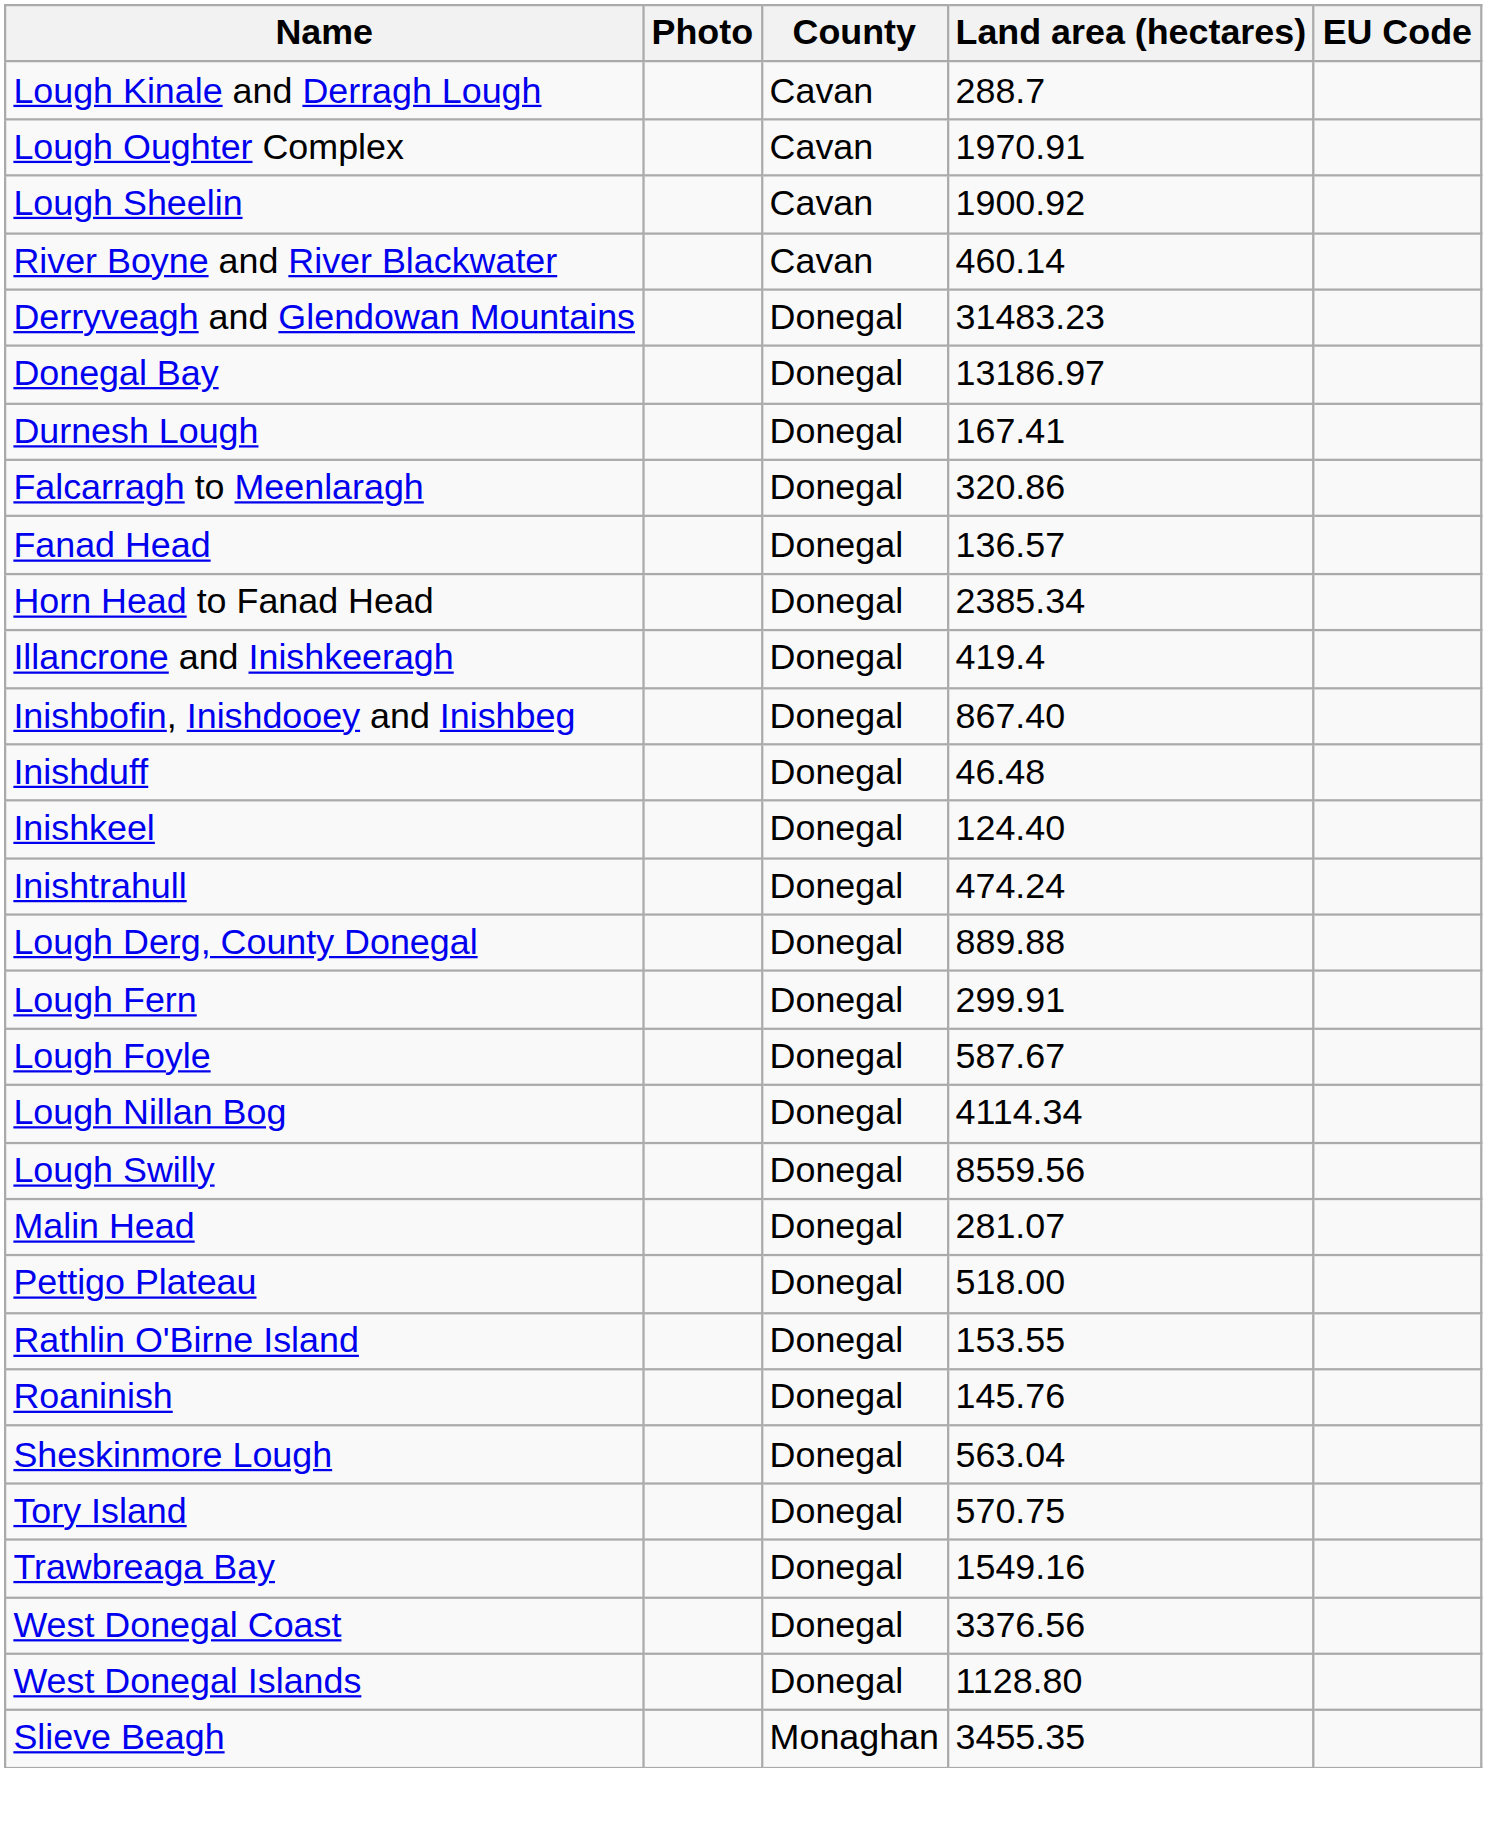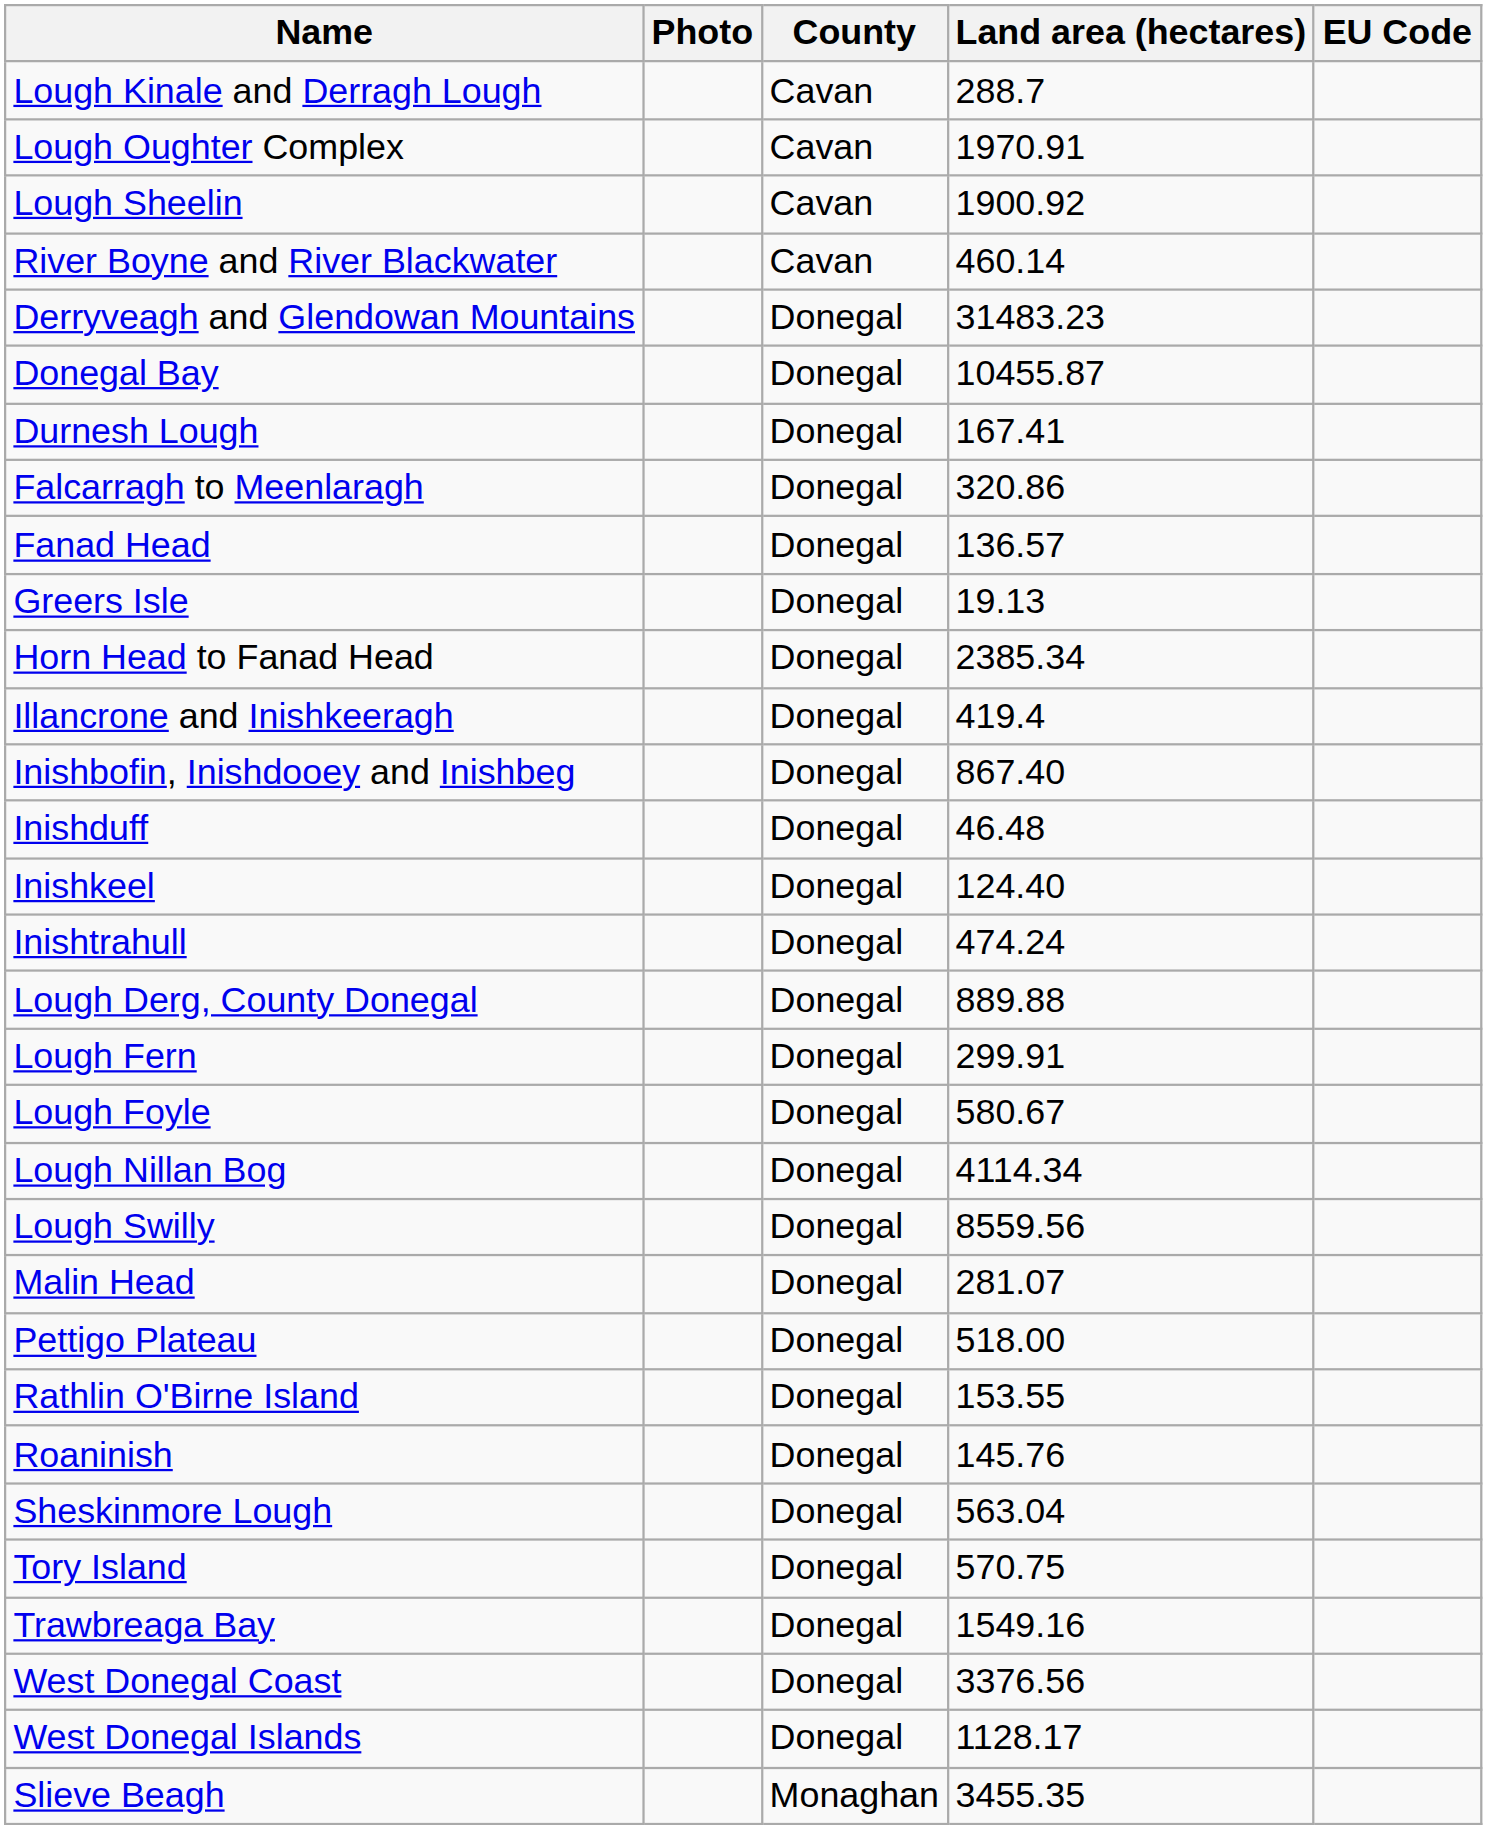(1030, 373) 13186.97 -> (1030, 373) 10455.87
+ row: (101, 601)
(1010, 1056) 587.67 -> (1010, 1112) 580.67
(1019, 1681) 1128.80 -> (1019, 1738) 1128.17
